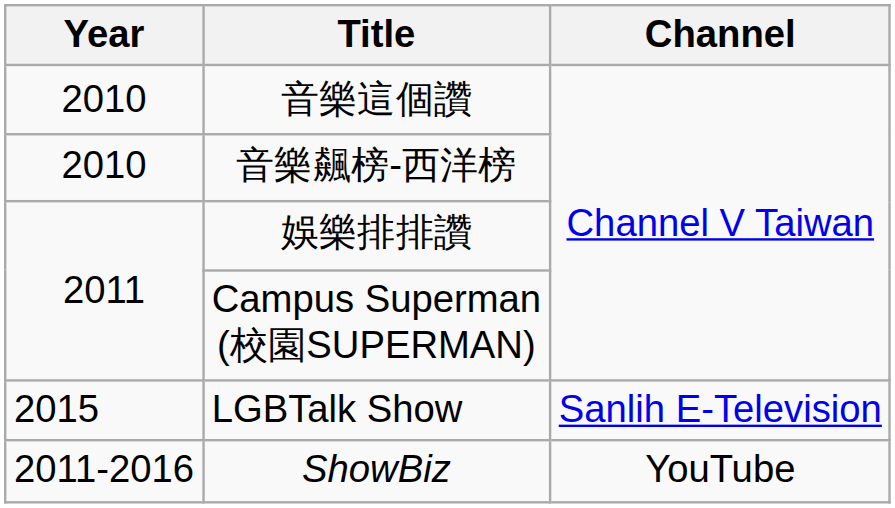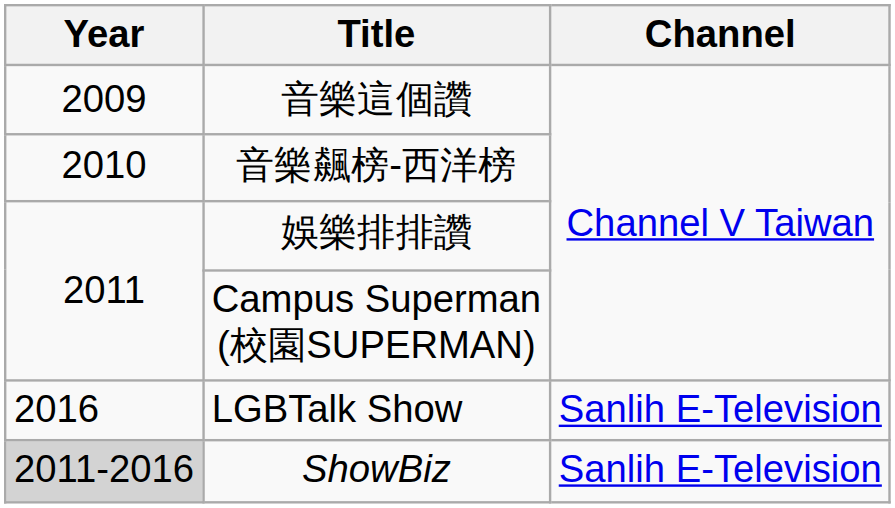(104, 99) 2010 -> (104, 99) 2009
(57, 409) 2015 -> (57, 409) 2016
(104, 470) no background -> (104, 470) lightgrey background
(720, 470) YouTube -> (720, 470) Sanlih E-Television
